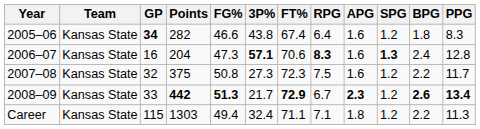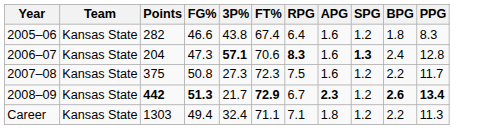- column: (153, 14)
